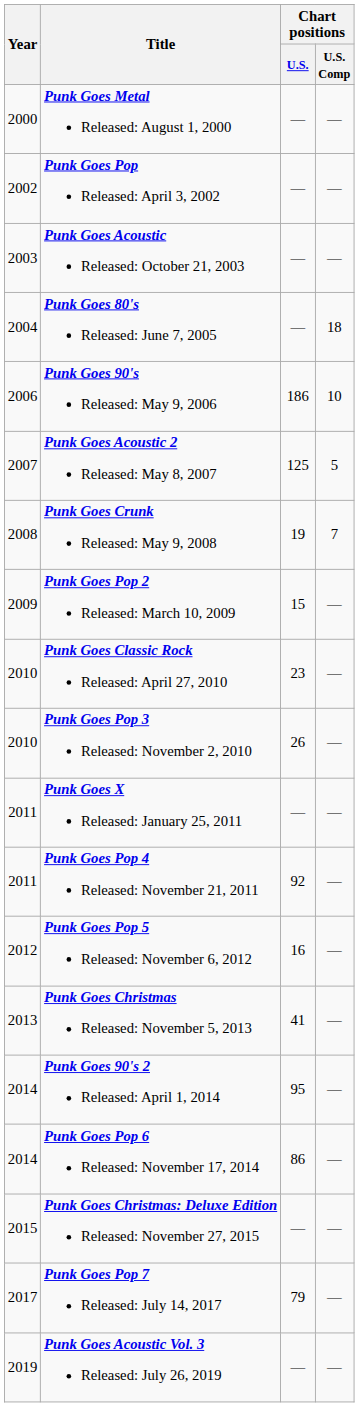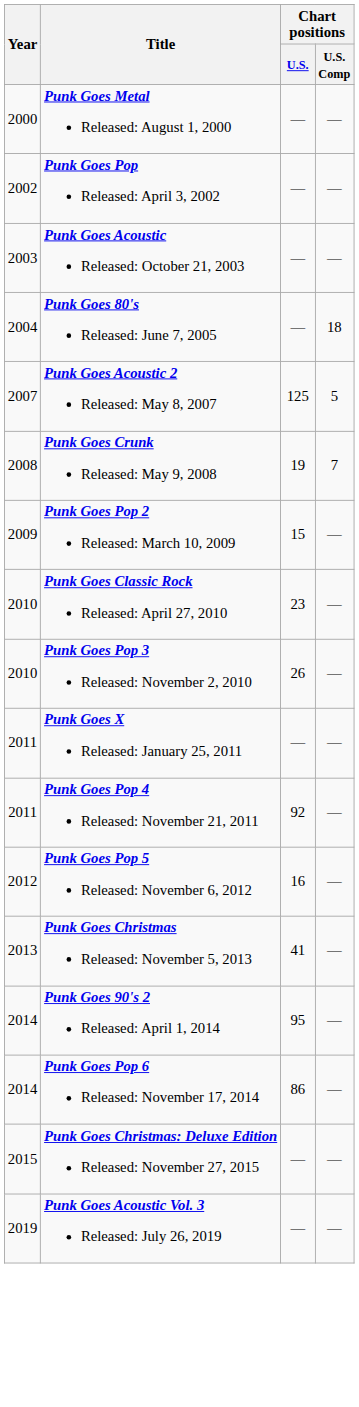- row: (161, 389)
- row: (161, 1290)
